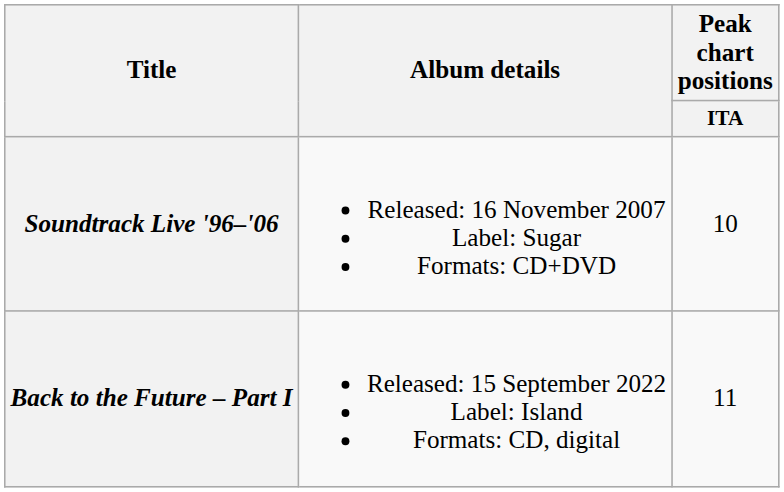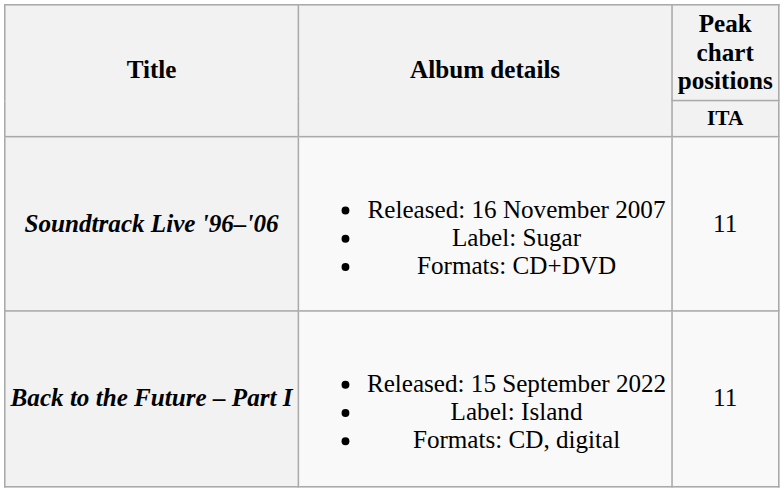(725, 223) 10 -> (725, 223) 11
